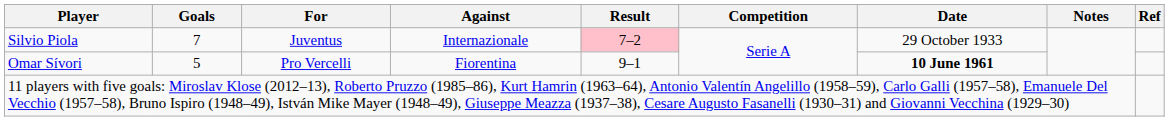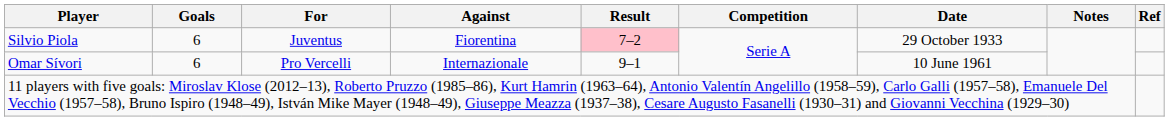(197, 39) 7 -> (197, 39) 6
(486, 39) Internazionale -> (486, 39) Fiorentina
(197, 63) 5 -> (197, 63) 6
(486, 63) Fiorentina -> (486, 63) Internazionale
(952, 63) bold -> (952, 63) normal
